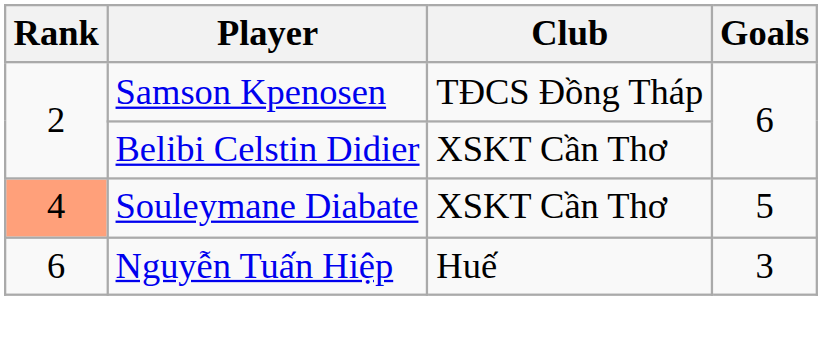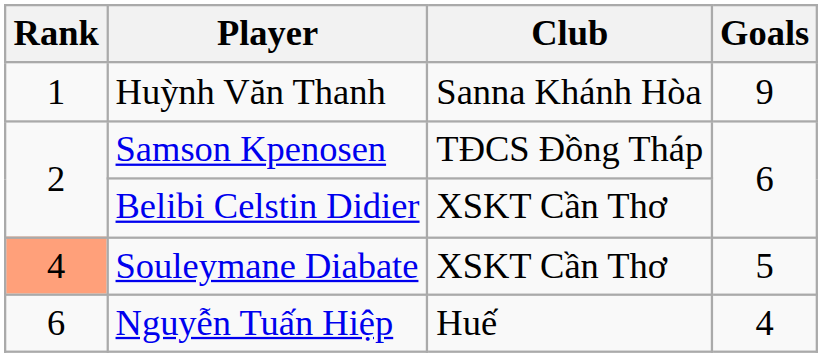+ row: (251, 91)
(765, 264) 3 -> (765, 322) 4
